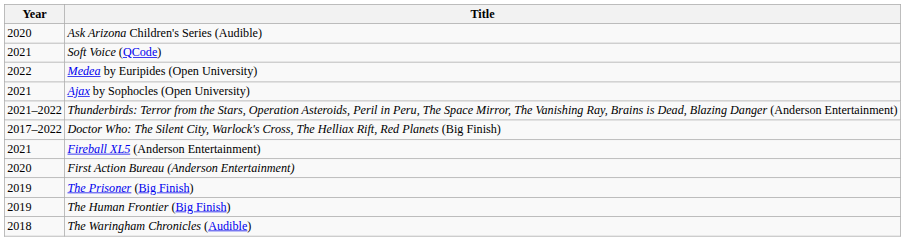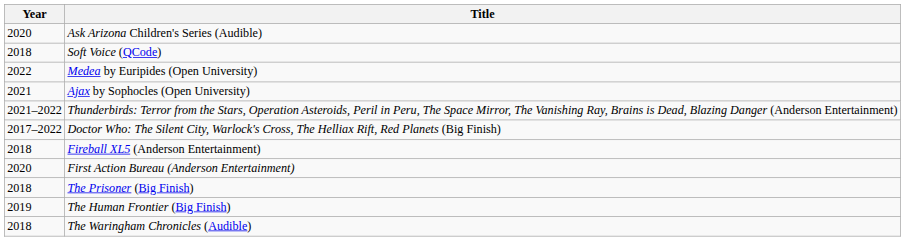(19, 52) 2021 -> (19, 52) 2018
(19, 149) 2021 -> (19, 149) 2018
(19, 187) 2019 -> (19, 187) 2018
